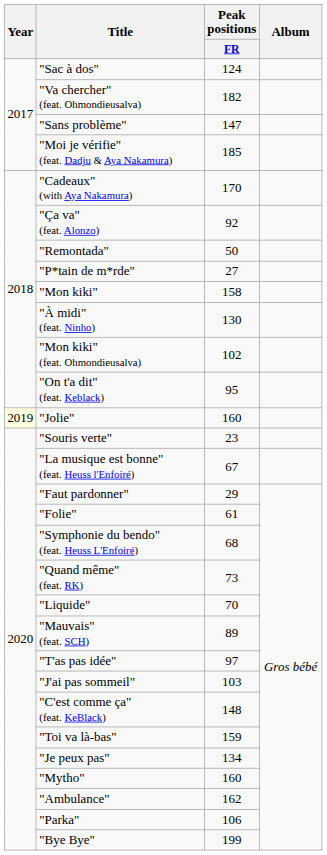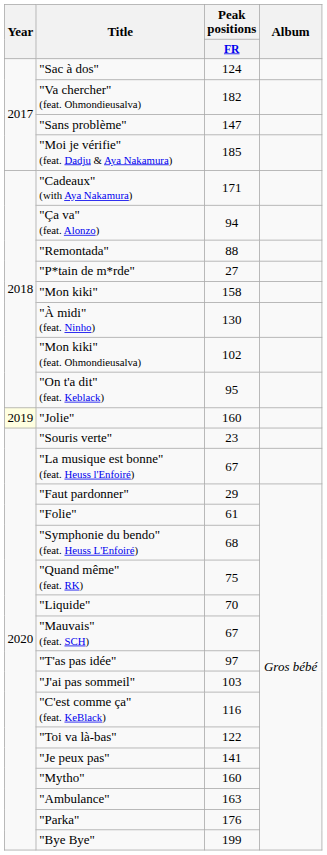(232, 187) 170 -> (232, 187) 171
(232, 222) 92 -> (232, 222) 94
(232, 250) 50 -> (232, 250) 88
(232, 577) 73 -> (232, 577) 75
(232, 633) 89 -> (232, 633) 67
(232, 709) 148 -> (232, 709) 116
(232, 737) 159 -> (232, 737) 122
(232, 757) 134 -> (232, 757) 141
(232, 799) 162 -> (232, 799) 163
(232, 819) 106 -> (232, 819) 176
